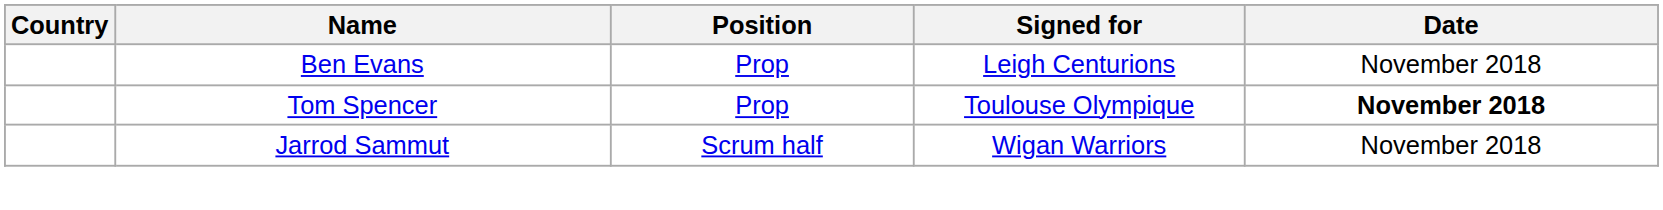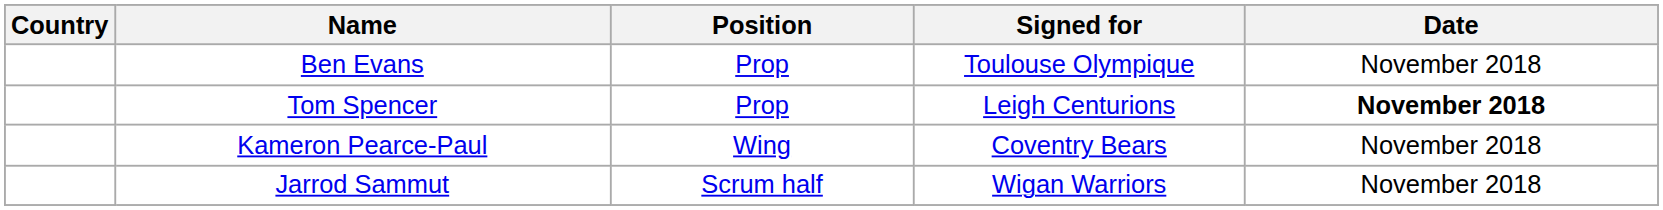(1079, 65) Leigh Centurions -> (1079, 65) Toulouse Olympique
(1079, 105) Toulouse Olympique -> (1079, 105) Leigh Centurions
+ row: (362, 145)
